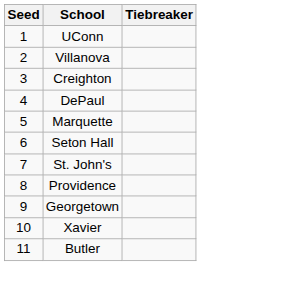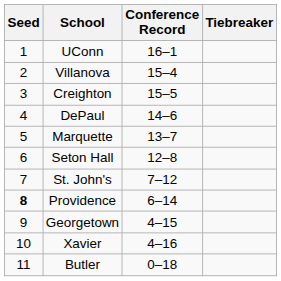+ column: (162, 22)
(24, 185) normal -> (24, 200) bold
